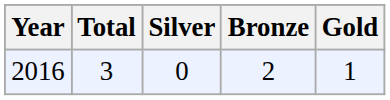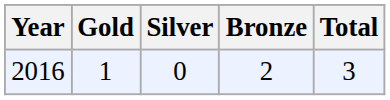columns swapped: (350, 26) <-> (107, 26)
